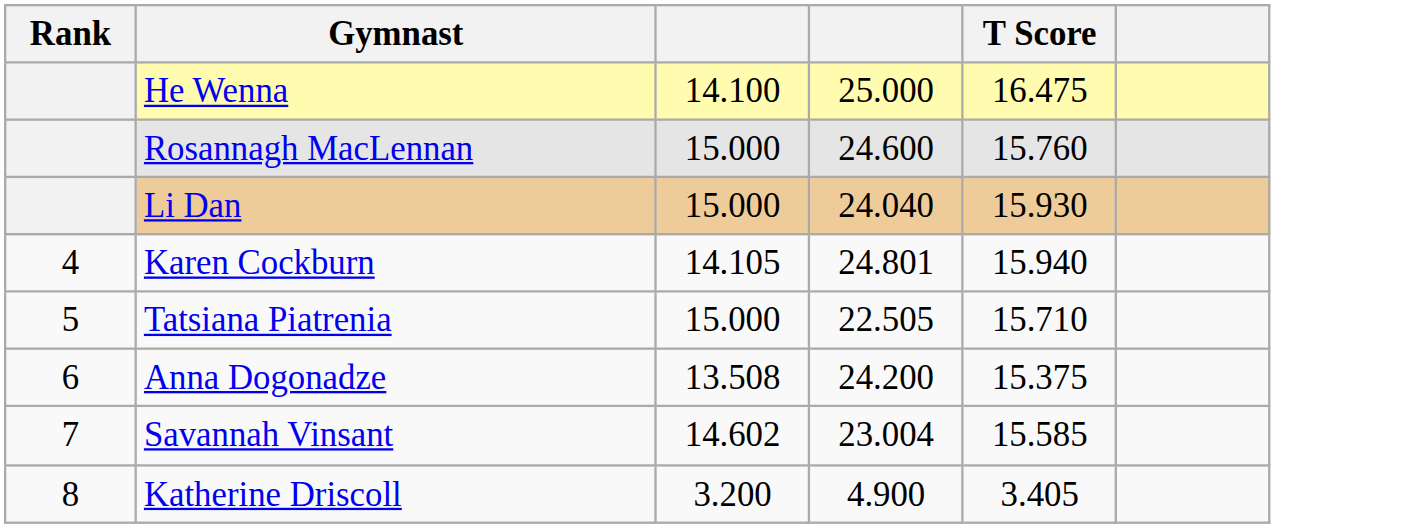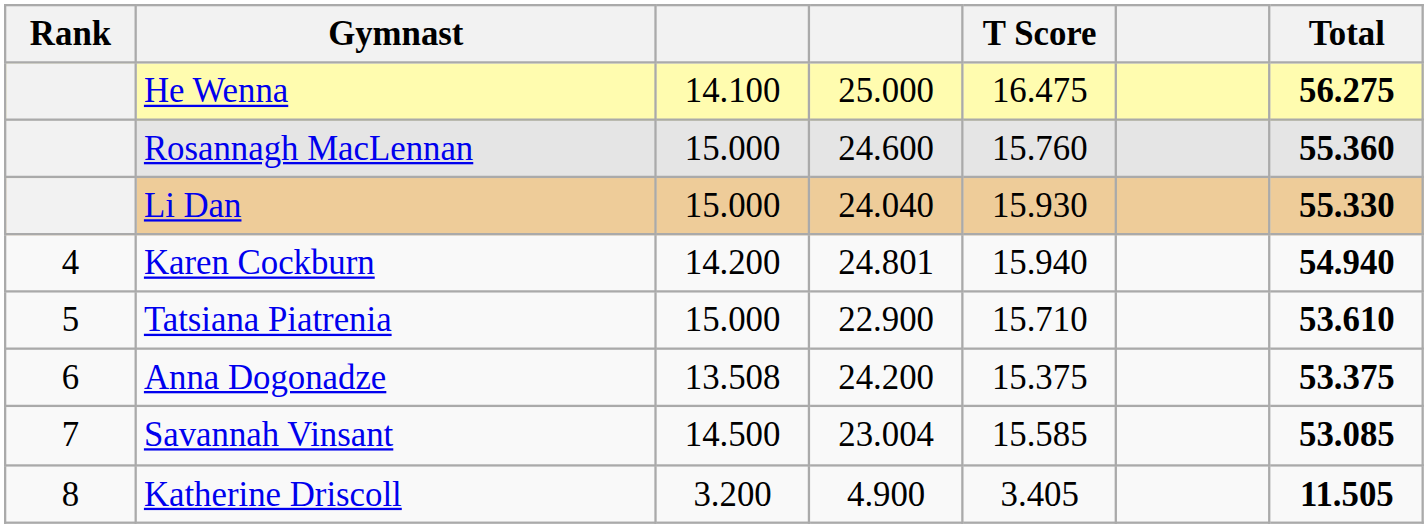+ column: (1347, 33)
(733, 262) 14.105 -> (733, 262) 14.200
(886, 320) 22.505 -> (886, 320) 22.900
(733, 435) 14.602 -> (733, 435) 14.500
